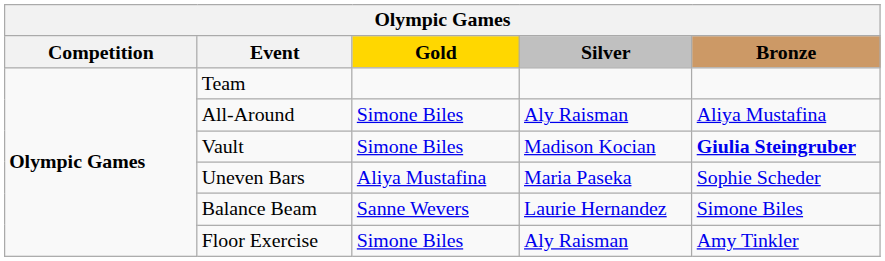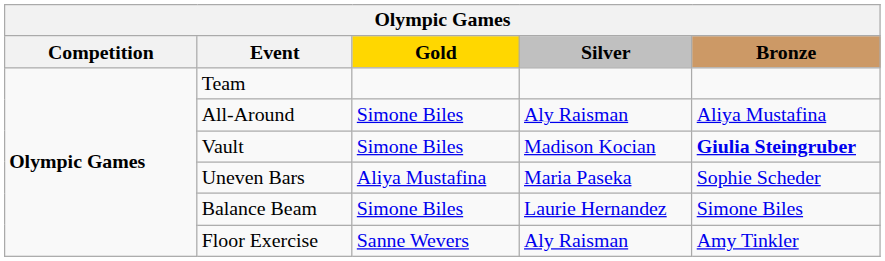(413, 209) Sanne Wevers -> (410, 209) Simone Biles
(410, 240) Simone Biles -> (413, 240) Sanne Wevers
